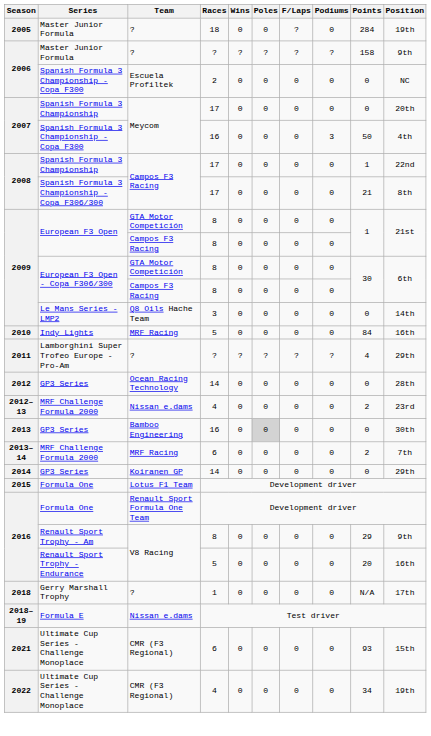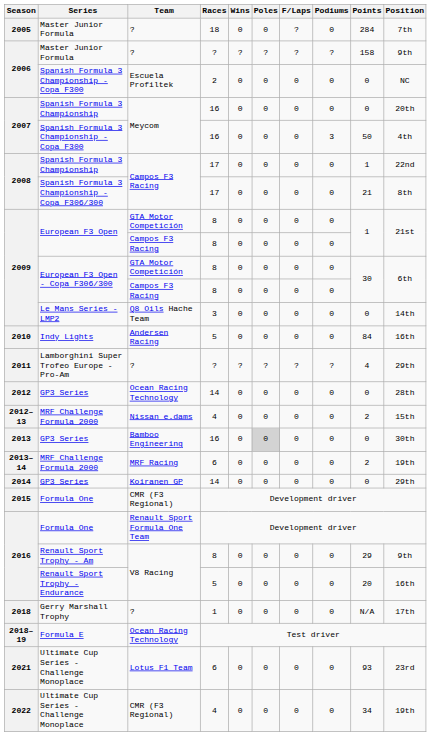(405, 29) 19th -> (405, 29) 7th
(214, 109) 17 -> (214, 109) 16
(154, 332) MRF Racing -> (149, 337) Andersen Racing
(405, 407) 23rd -> (405, 416) 15th
(405, 453) 7th -> (405, 463) 19th
(161, 485) Lotus F1 Team -> (151, 499) CMR (F3 Regional)
(161, 616) Nissan e.dams -> (159, 635) Ocean Racing Technology
(151, 648) CMR (F3 Regional) -> (161, 668) Lotus F1 Team
(405, 648) 15th -> (405, 668) 23rd
